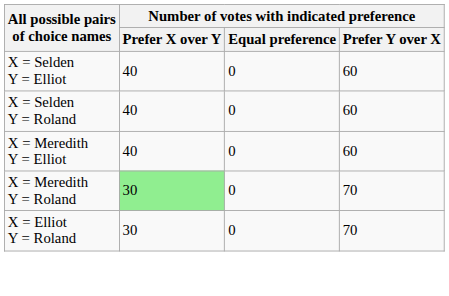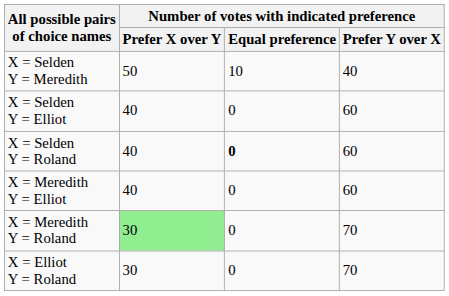+ row: (48, 71)
(232, 111) normal -> (232, 150) bold
